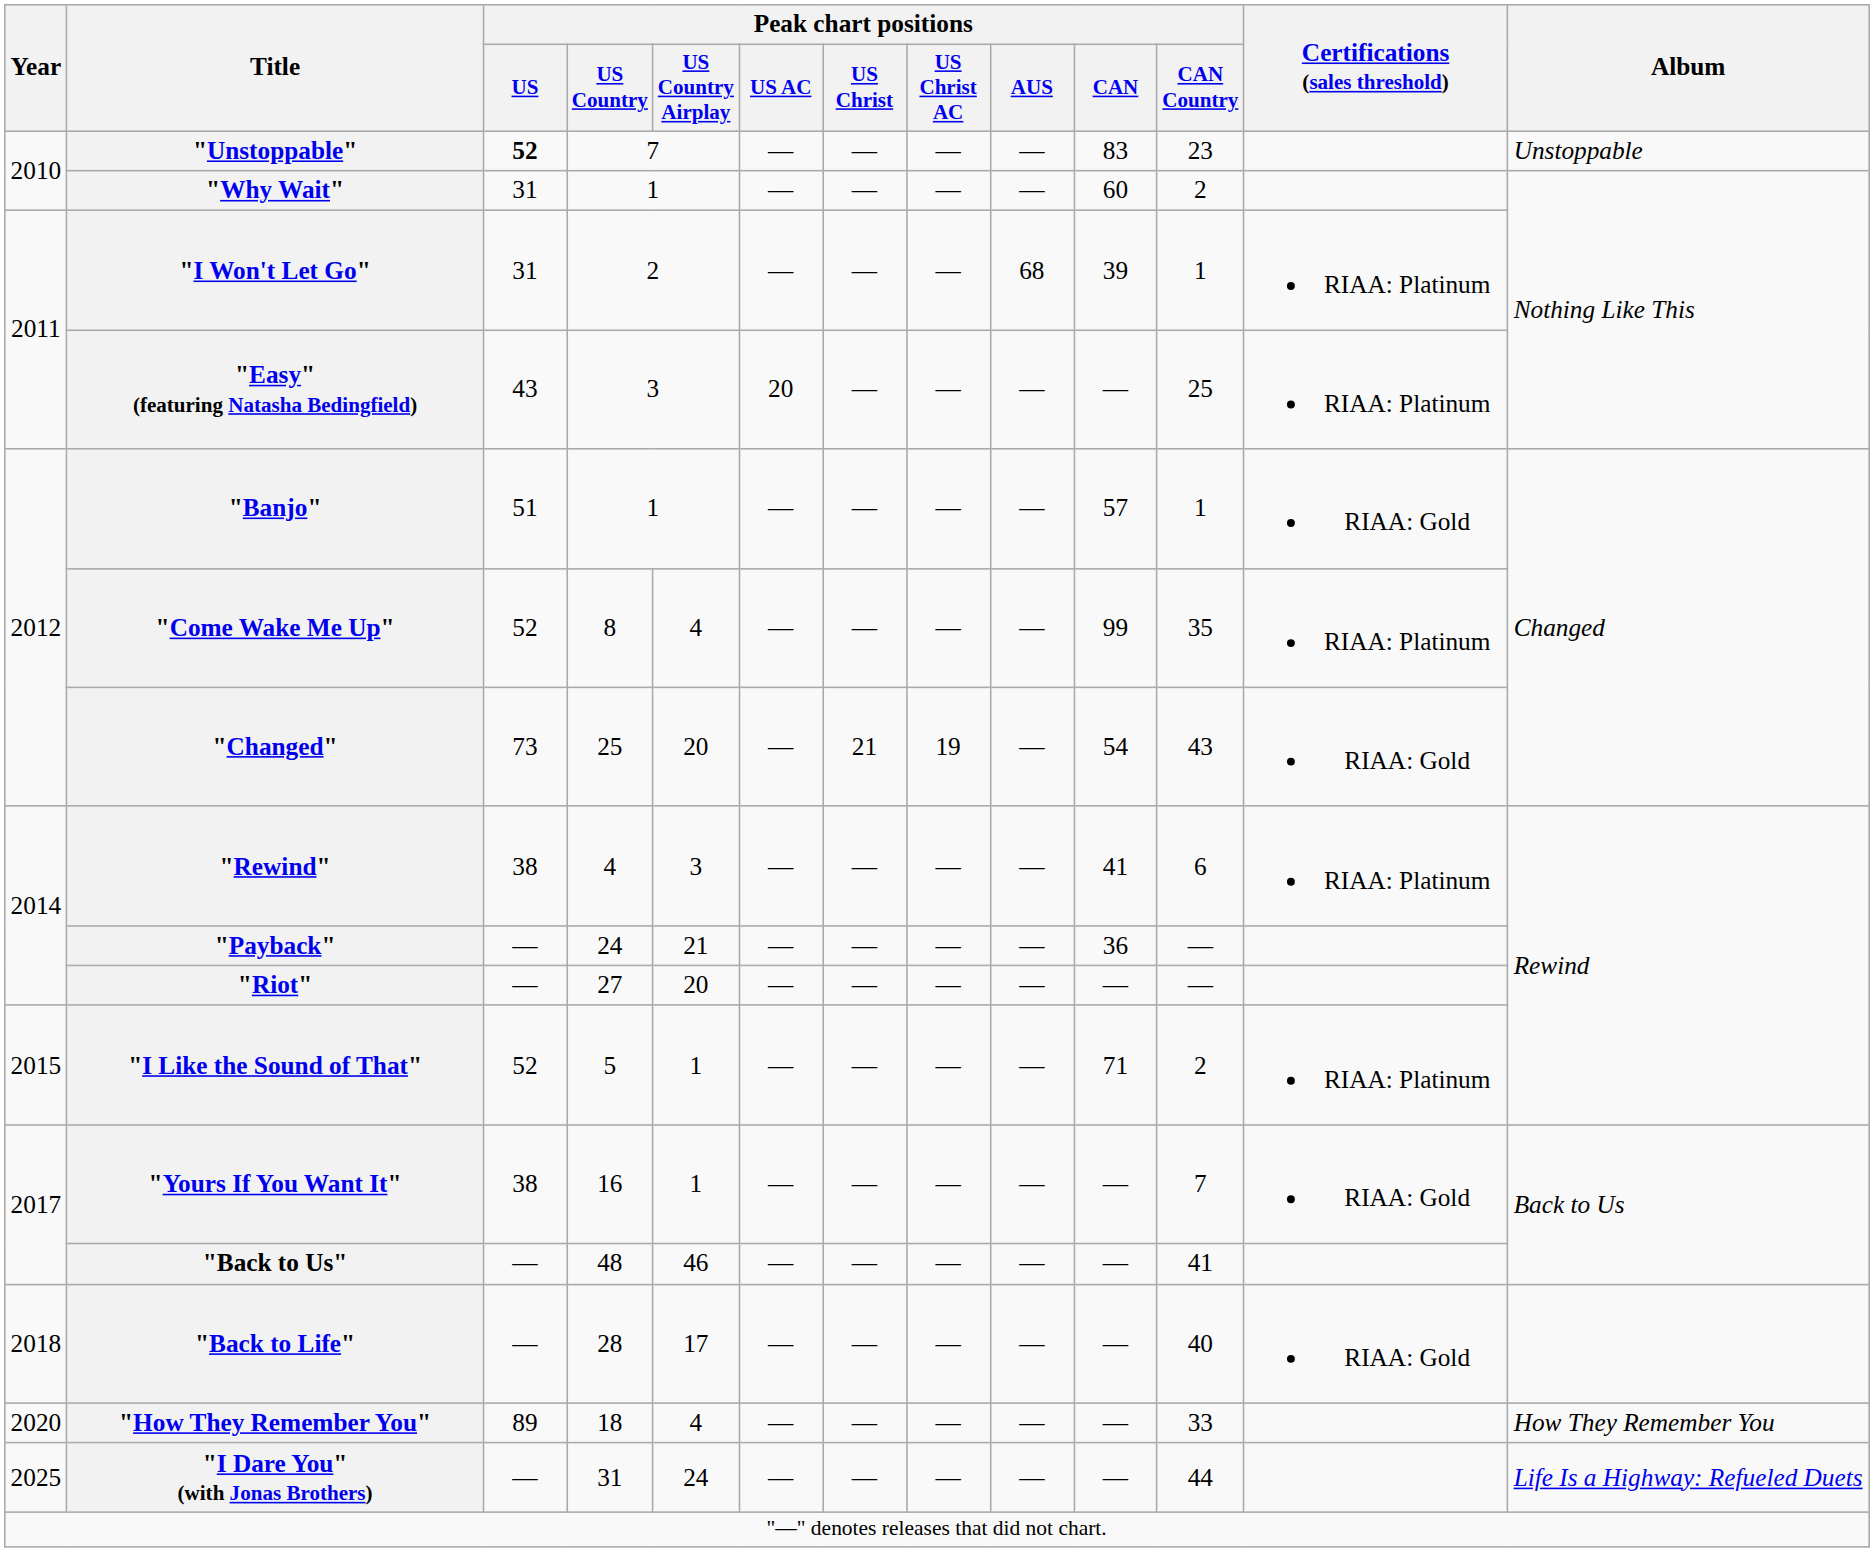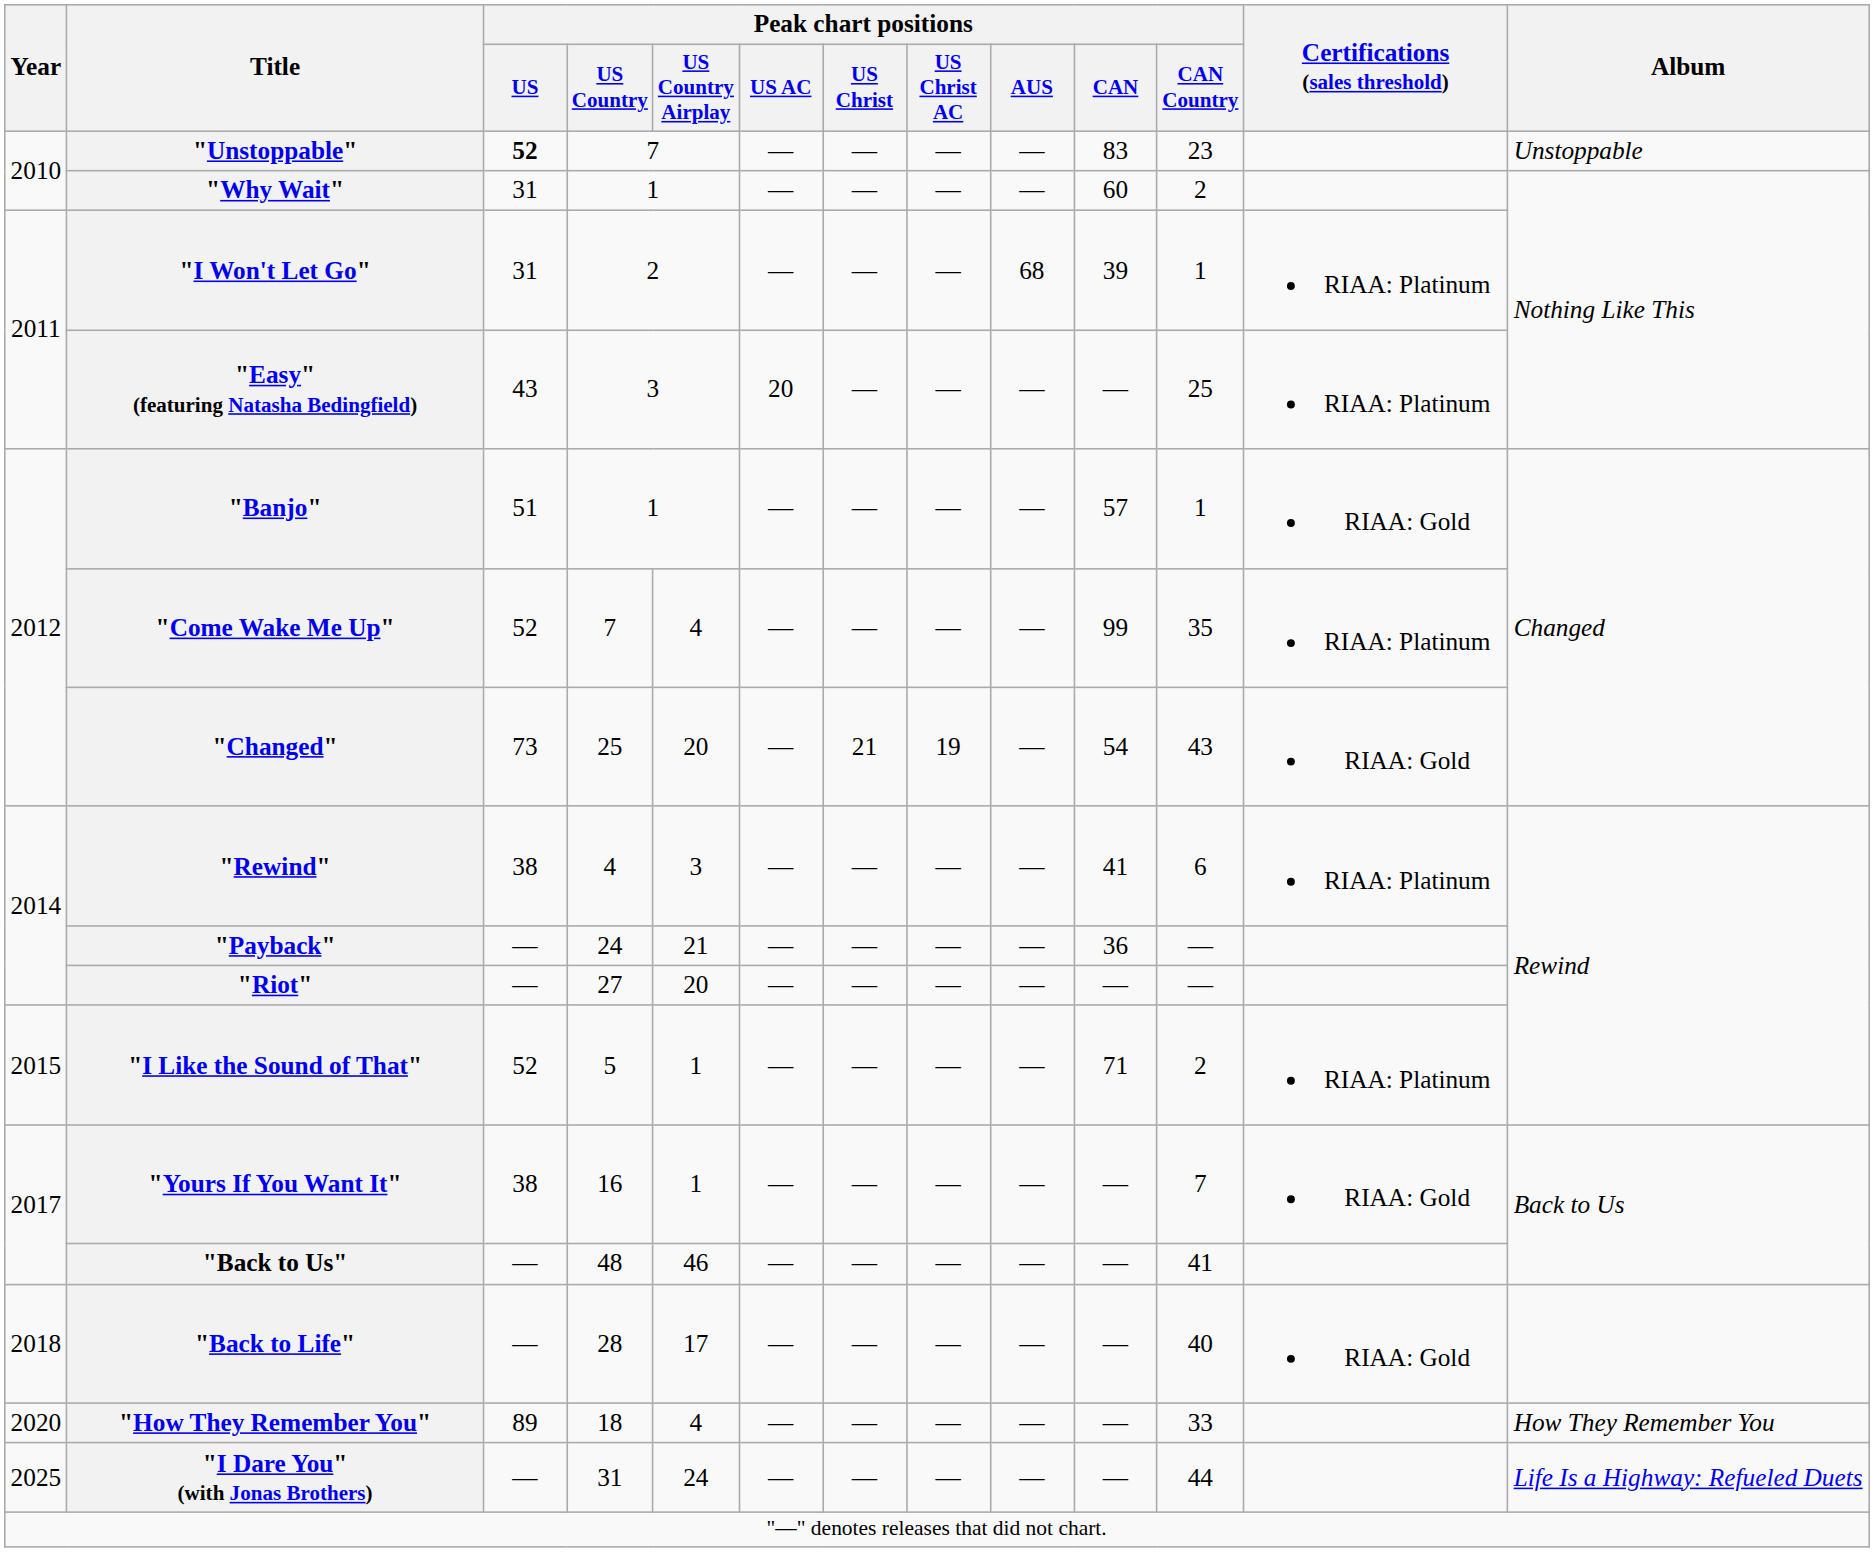(610, 627) 8 -> (610, 627) 7
